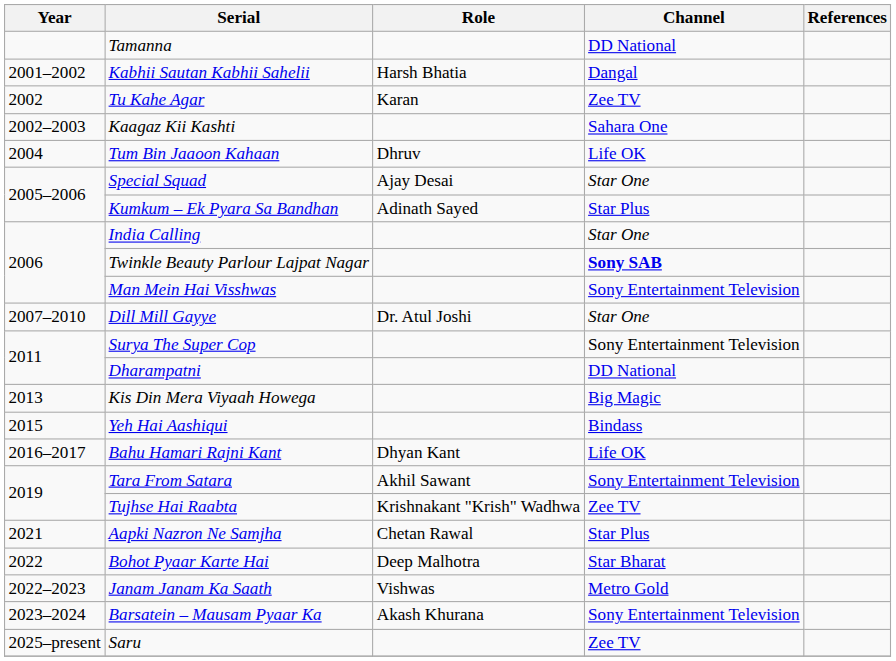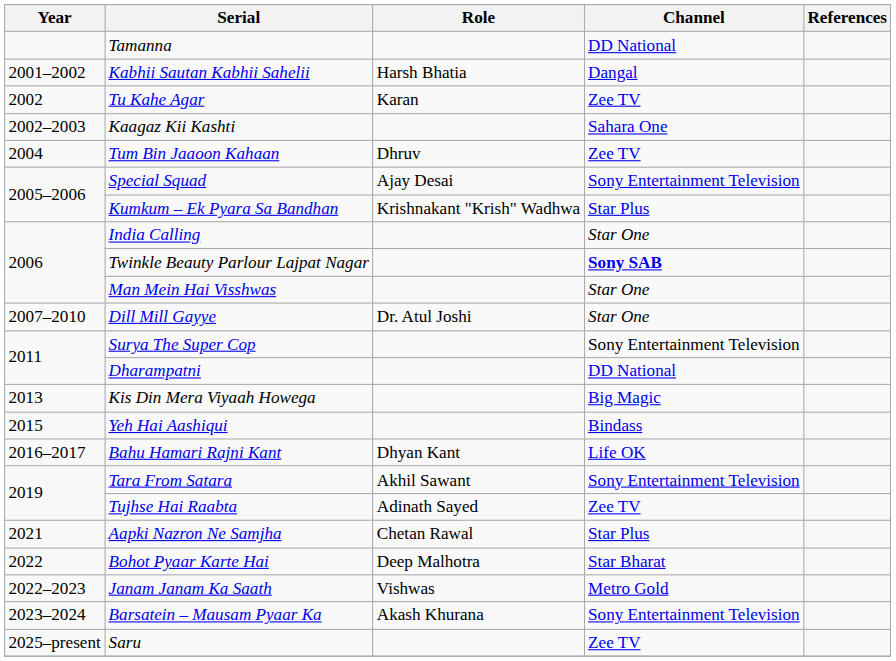(617, 153) Life OK -> (614, 153) Zee TV
(619, 180) Star One -> (694, 180) Sony Entertainment Television
(427, 208) Adinath Sayed -> (479, 208) Krishnakant "Krish" Wadhwa
(694, 289) Sony Entertainment Television -> (619, 289) Star One
(479, 506) Krishnakant "Krish" Wadhwa -> (427, 506) Adinath Sayed
